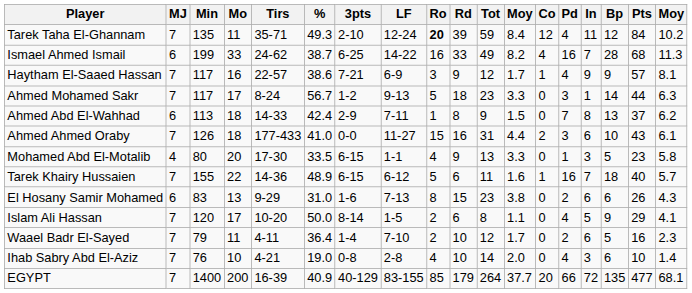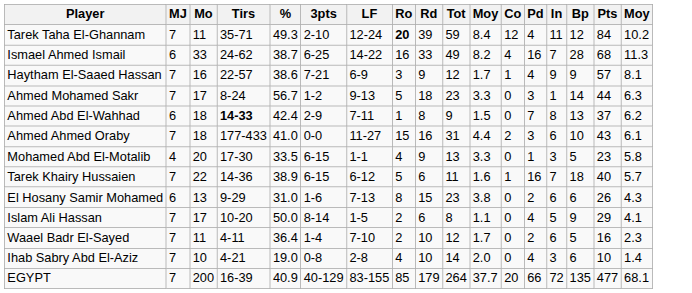- column: (207, 14)
(271, 116) normal -> (236, 116) bold
(320, 177) 48.9 -> (285, 177) 38.9
